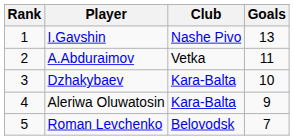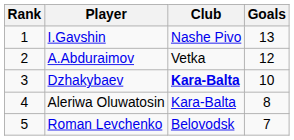(267, 59) 11 -> (267, 59) 12
(203, 80) normal -> (205, 80) bold
(267, 102) 9 -> (267, 102) 8
